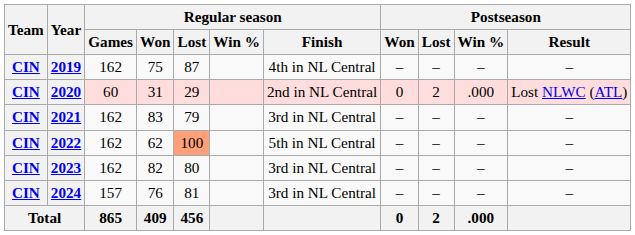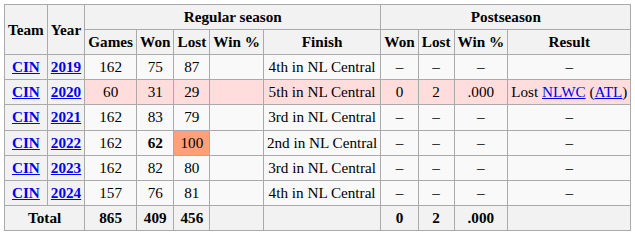(322, 92) 2nd in NL Central -> (322, 92) 5th in NL Central
(155, 142) normal -> (155, 142) bold
(322, 142) 5th in NL Central -> (322, 142) 2nd in NL Central
(322, 192) 3rd in NL Central -> (322, 192) 4th in NL Central
